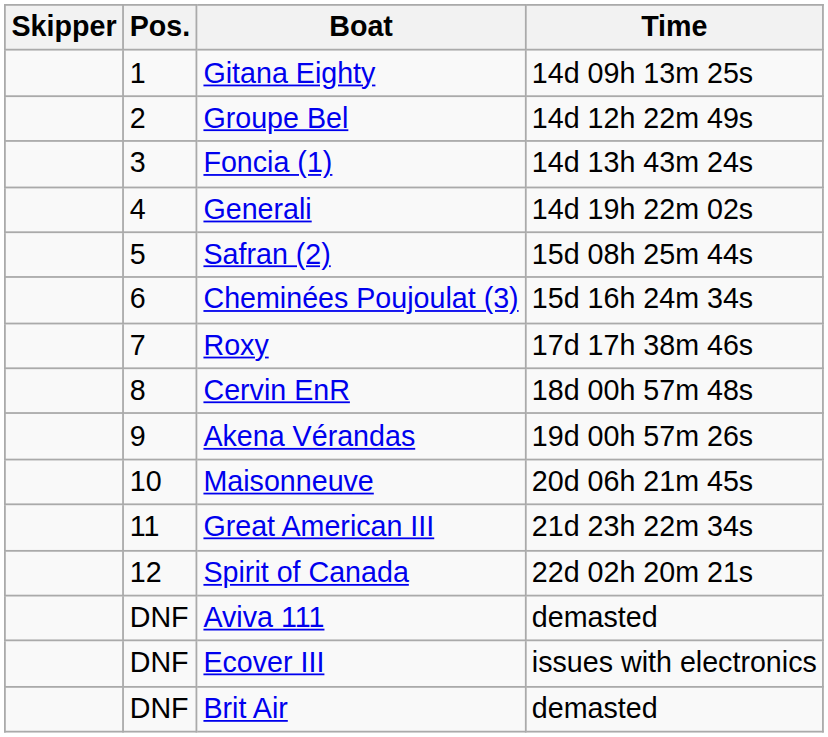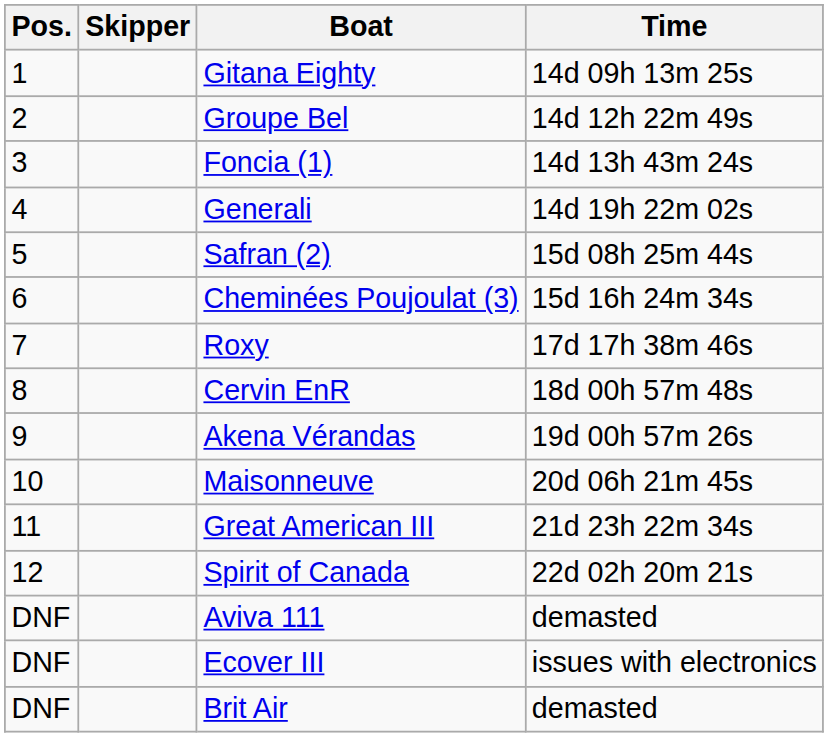columns swapped: (160, 27) <-> (64, 27)
